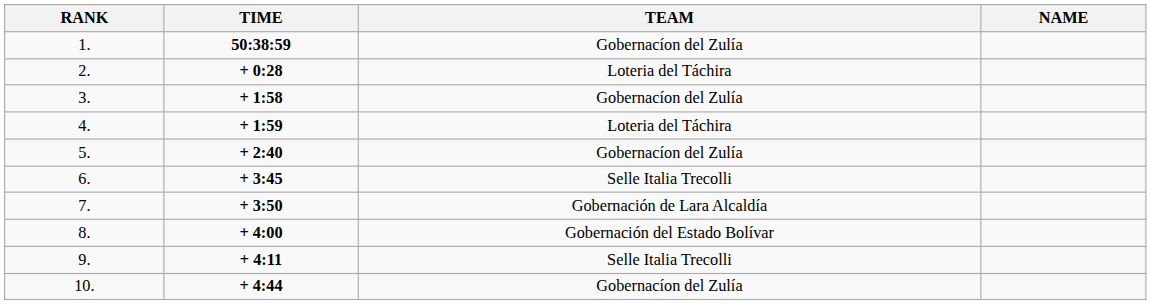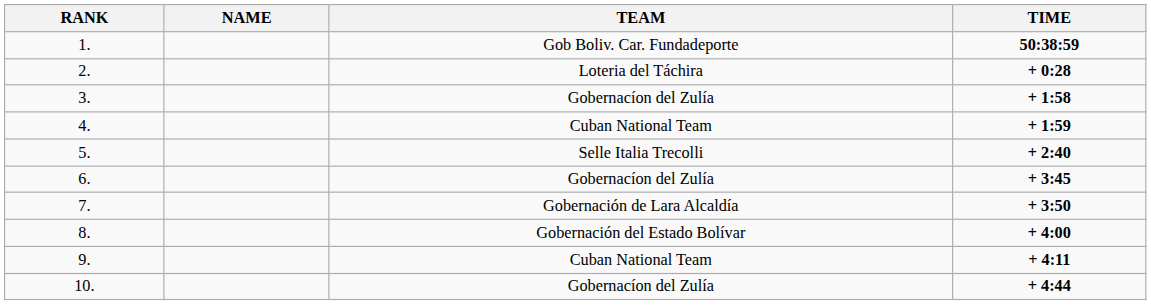columns swapped: (1064, 18) <-> (261, 18)
(669, 45) Gobernacíon del Zulía -> (641, 45) Gob Boliv. Car. Fundadeporte
(669, 125) Loteria del Táchira -> (641, 125) Cuban National Team
(669, 152) Gobernacíon del Zulía -> (641, 152) Selle Italia Trecolli
(669, 179) Selle Italia Trecolli -> (641, 179) Gobernacíon del Zulía
(669, 259) Selle Italia Trecolli -> (641, 259) Cuban National Team
